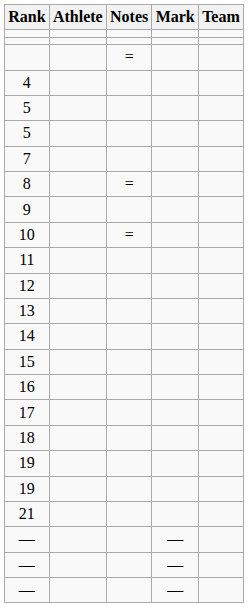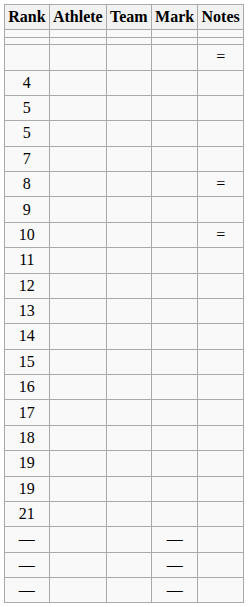columns swapped: (221, 17) <-> (129, 17)
